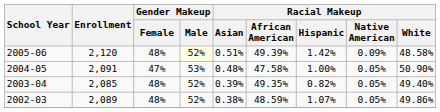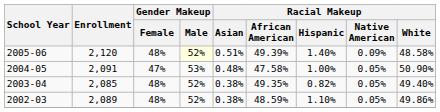(321, 54) 1.42% -> (321, 54) 1.40%
(229, 85) 0.39% -> (229, 85) 0.38%
(321, 100) 1.07% -> (321, 100) 1.10%
